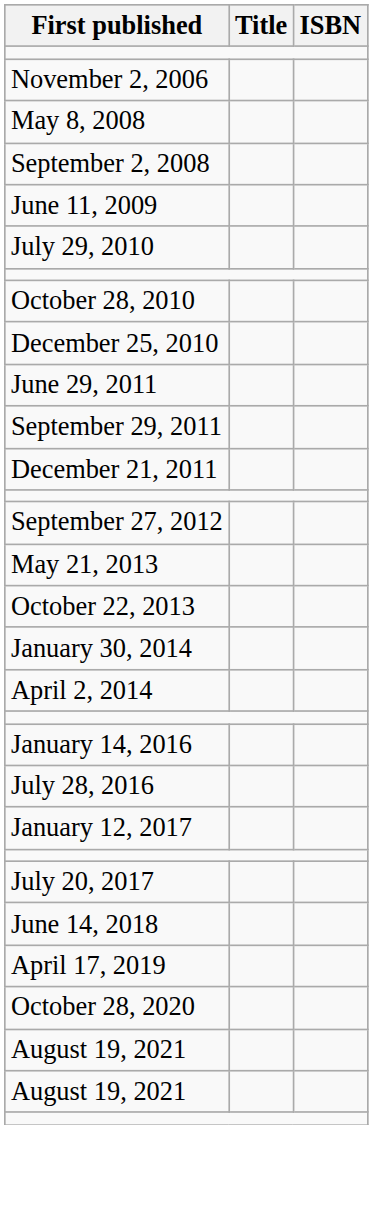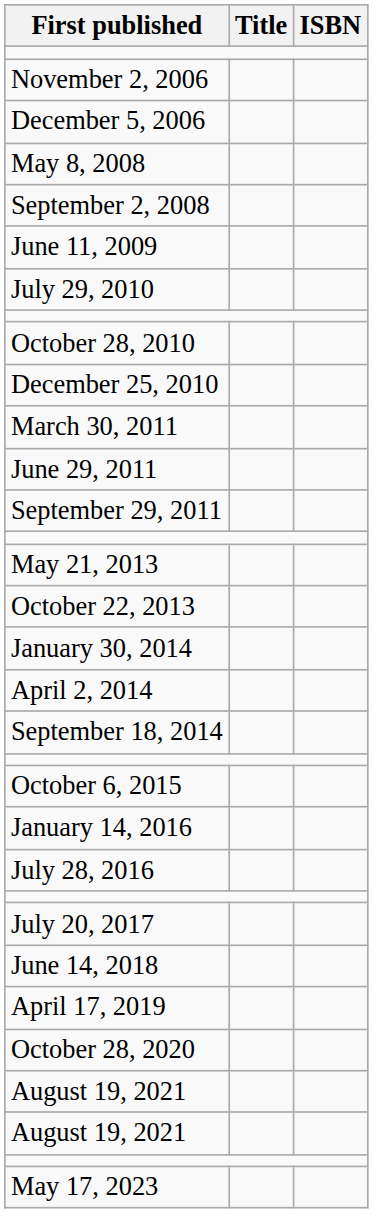+ row: (108, 121)
+ row: (94, 426)
- row: (114, 468)
- row: (117, 522)
+ row: (117, 731)
+ row: (96, 785)
- row: (101, 827)
+ row: (85, 1187)
